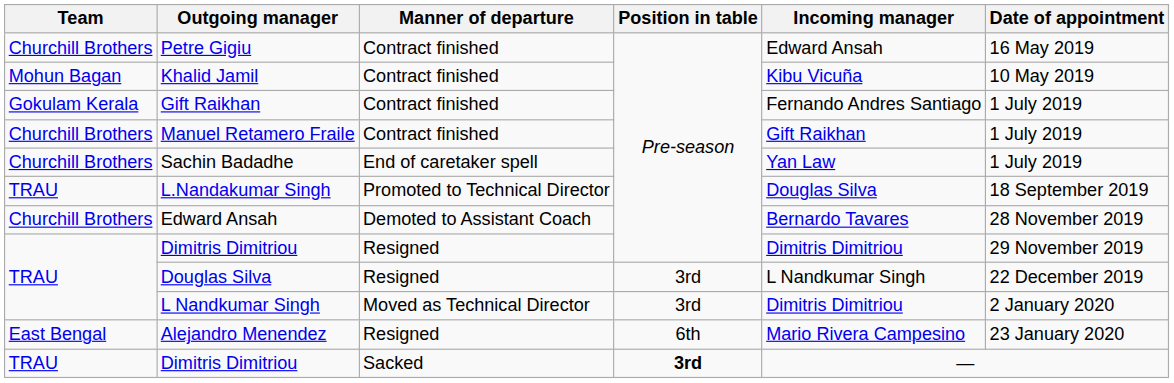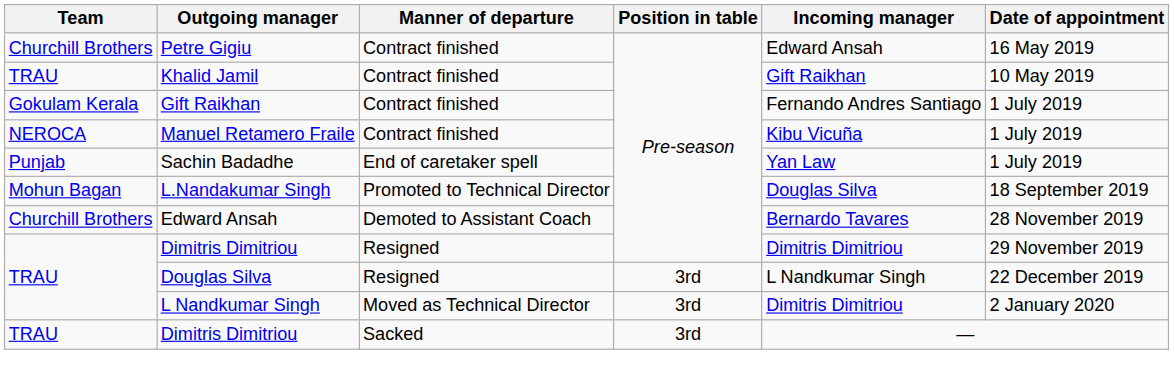(65, 76) Mohun Bagan -> (33, 76) TRAU
(814, 76) Kibu Vicuña -> (816, 76) Gift Raikhan
(81, 133) Churchill Brothers -> (47, 133) NEROCA
(816, 133) Gift Raikhan -> (814, 133) Kibu Vicuña
(81, 162) Churchill Brothers -> (37, 162) Punjab
(33, 190) TRAU -> (65, 190) Mohun Bagan
- row: (244, 334)
(688, 362) bold -> (688, 334) normal
